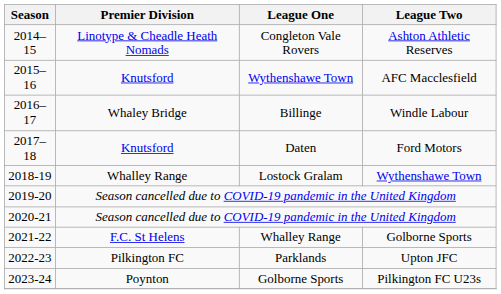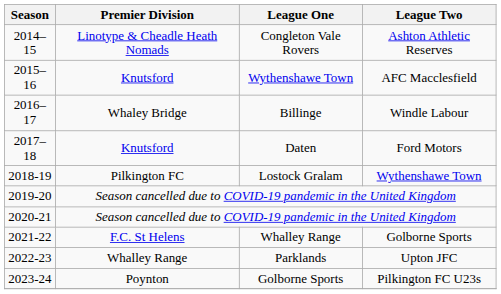(147, 175) Whalley Range -> (147, 175) Pilkington FC
(147, 258) Pilkington FC -> (147, 258) Whalley Range
